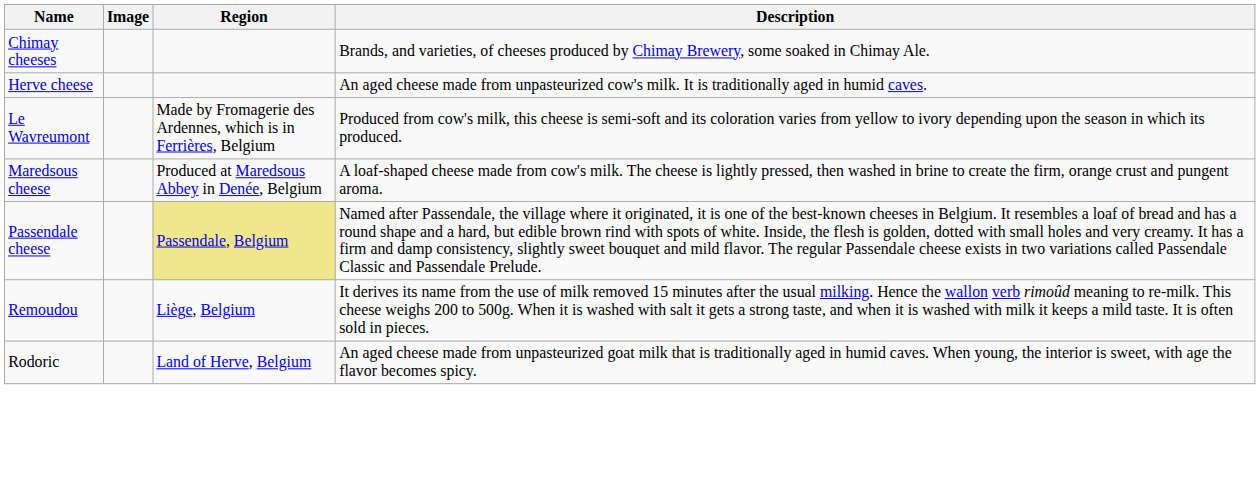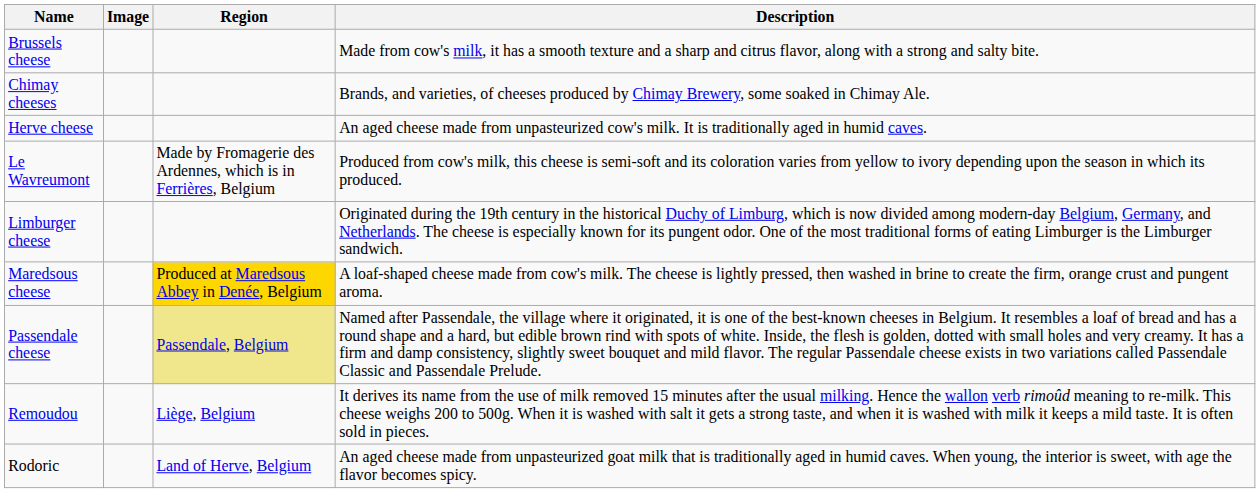+ row: (35, 51)
+ row: (42, 231)
(239, 179) no background -> (239, 283) gold background
